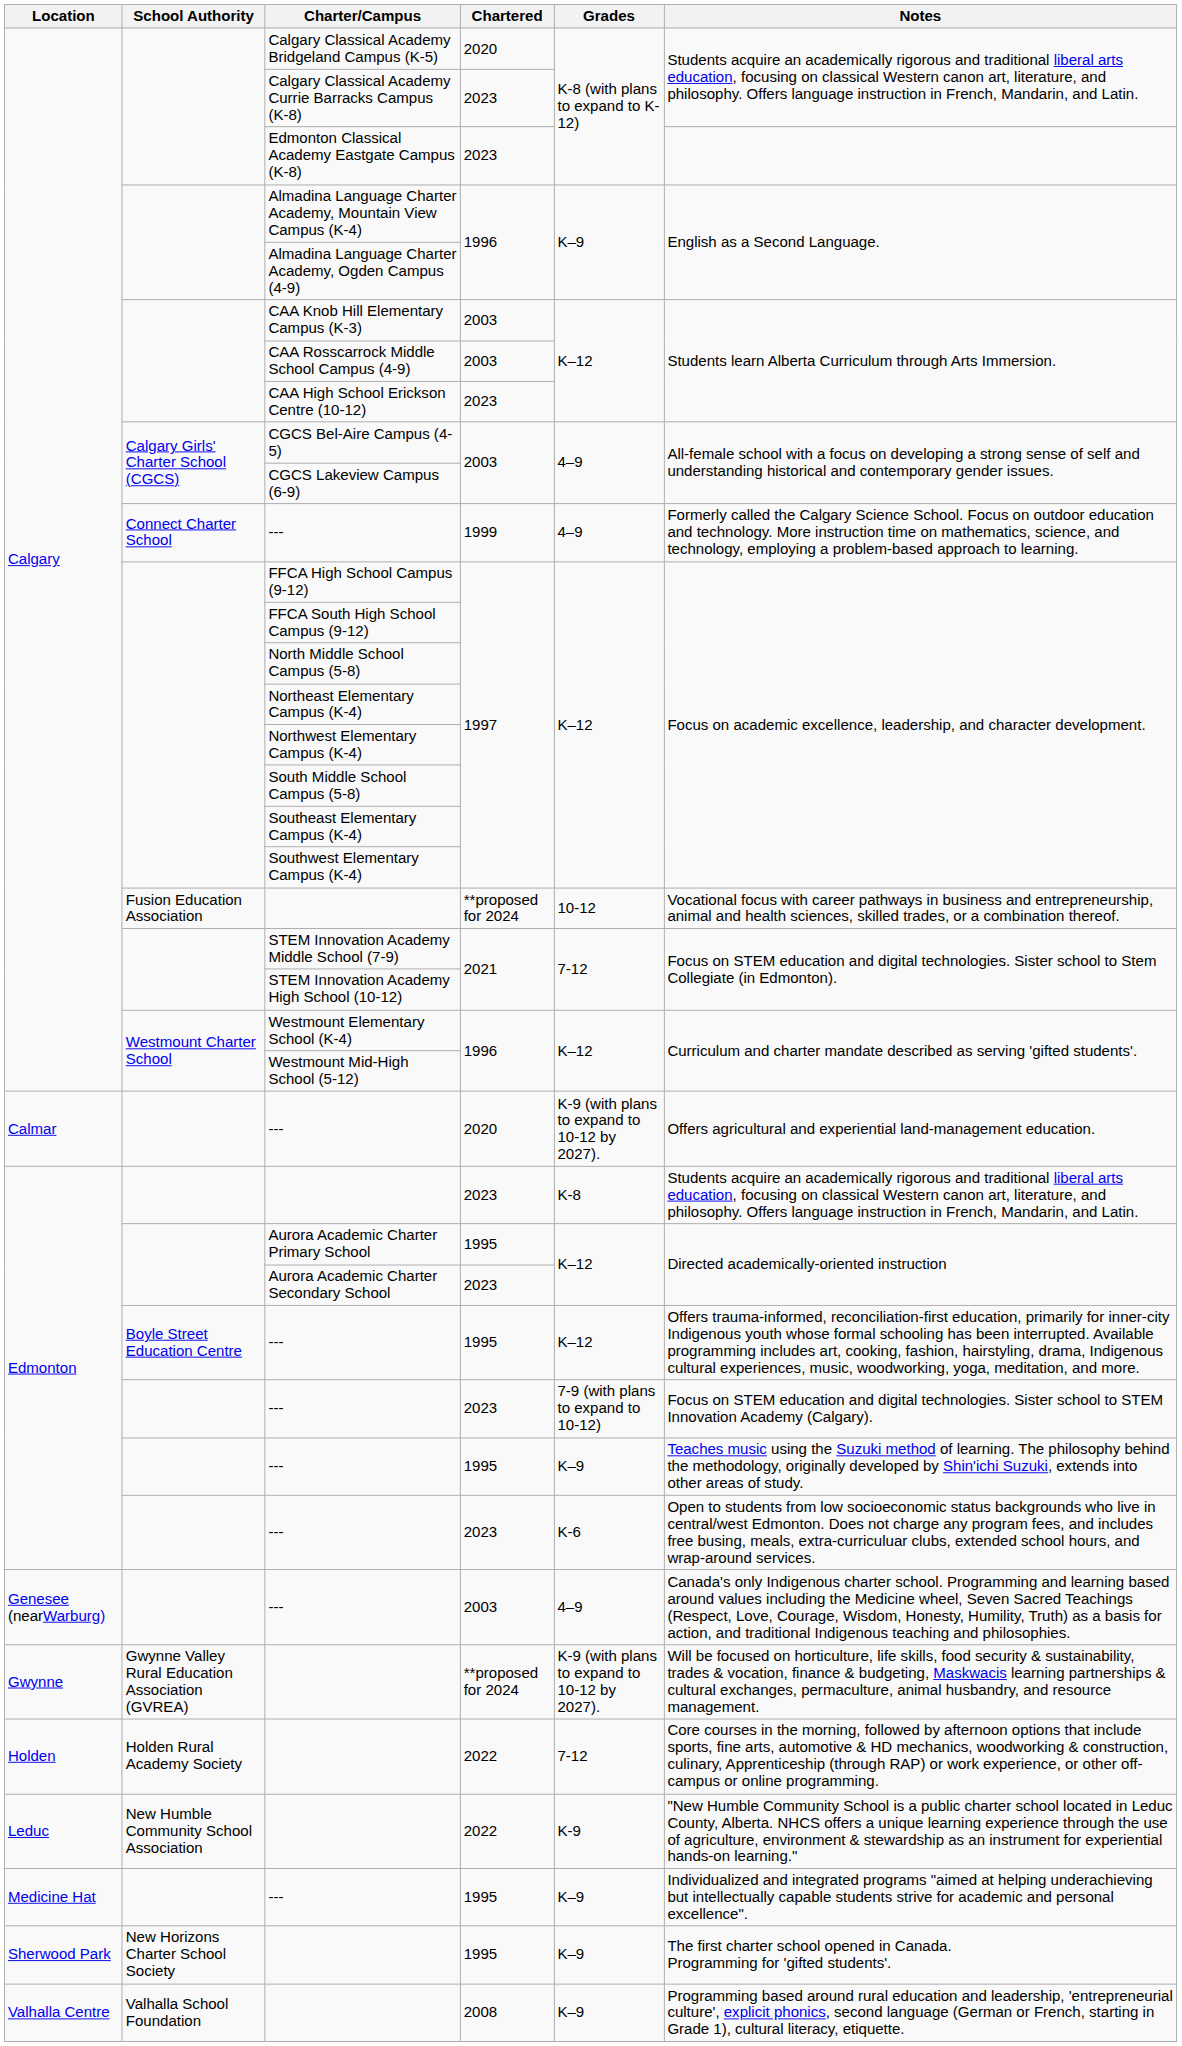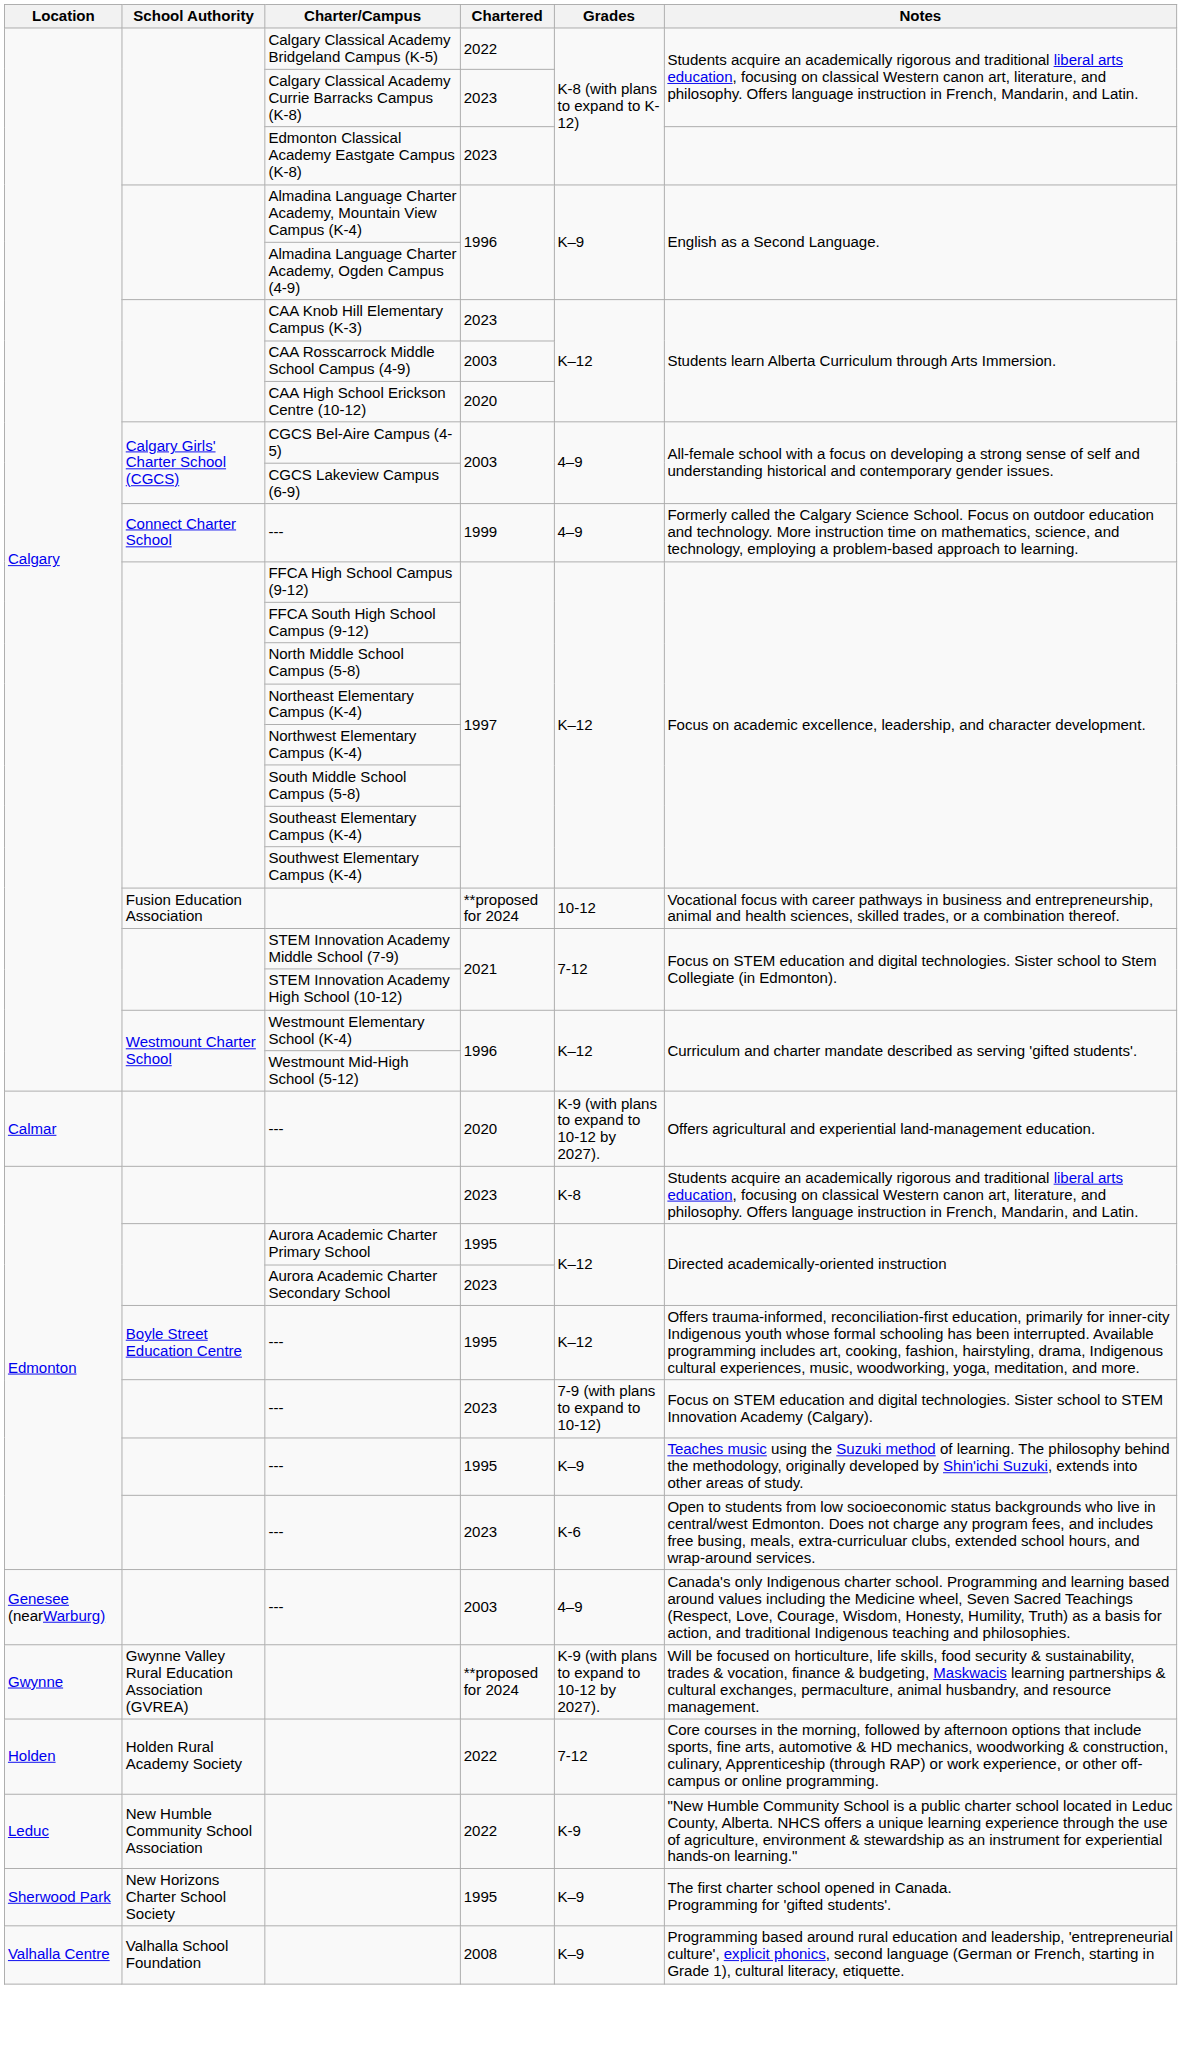(480, 48) 2020 -> (480, 48) 2022
(480, 320) 2003 -> (480, 320) 2023
(480, 401) 2023 -> (480, 401) 2020
- row: (52, 1897)
